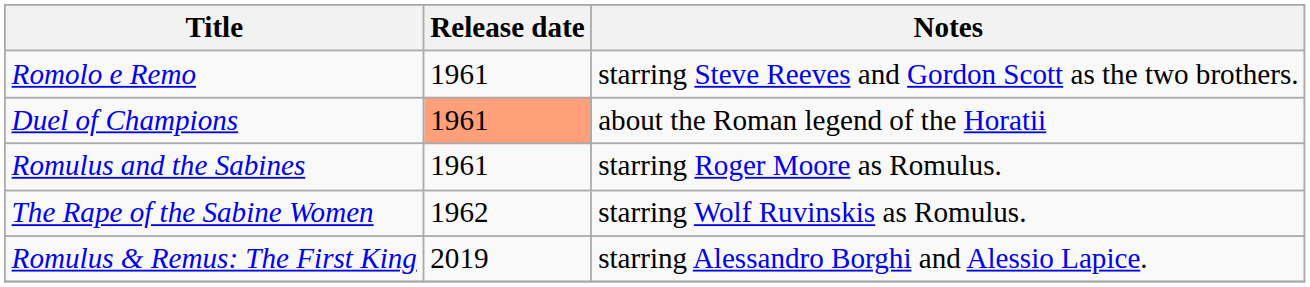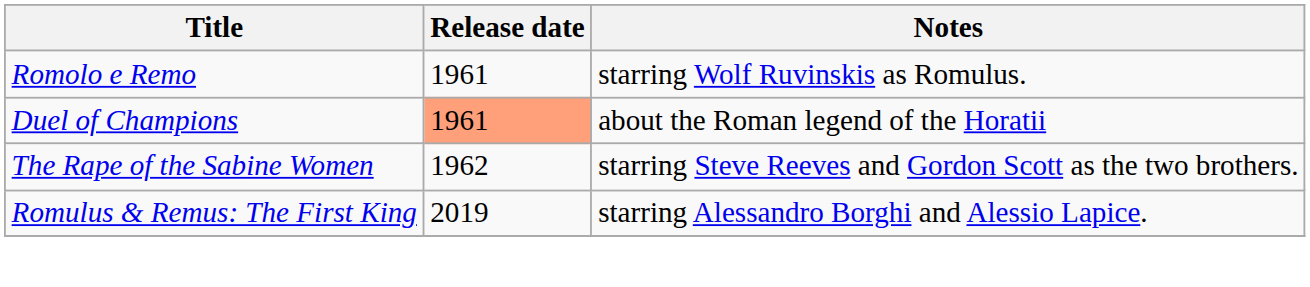(948, 73) starring Steve Reeves and Gordon Scott as the two brothers. -> (812, 73) starring Wolf Ruvinskis as Romulus.
- row: (158, 166)
(812, 212) starring Wolf Ruvinskis as Romulus. -> (948, 166) starring Steve Reeves and Gordon Scott as the two brothers.
